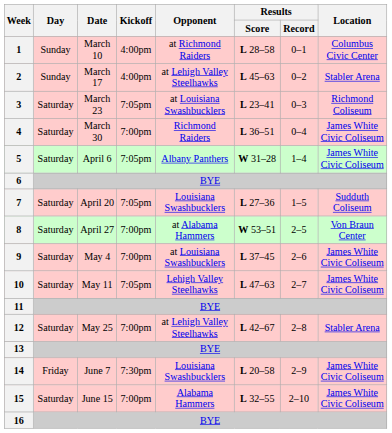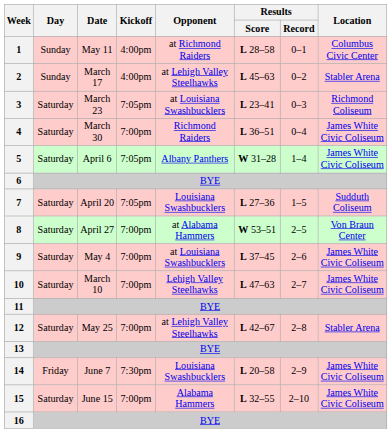(97, 50) March 10 -> (97, 50) May 11
(97, 284) May 11 -> (97, 284) March 10
(136, 284) 7:05pm -> (136, 284) 7:00pm
